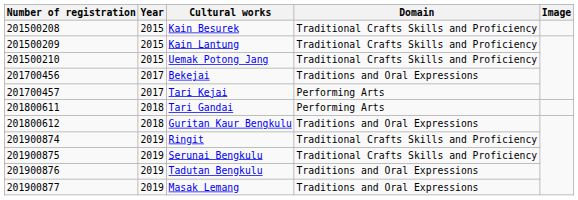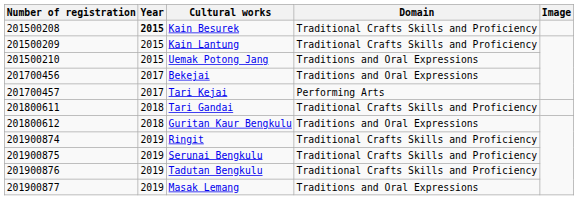(152, 28) normal -> (152, 28) bold
(417, 60) Traditional Crafts Skills and Proficiency -> (388, 60) Traditions and Oral Expressions
(341, 108) Performing Arts -> (417, 108) Traditional Crafts Skills and Proficiency
(388, 171) Traditions and Oral Expressions -> (417, 171) Traditional Crafts Skills and Proficiency
